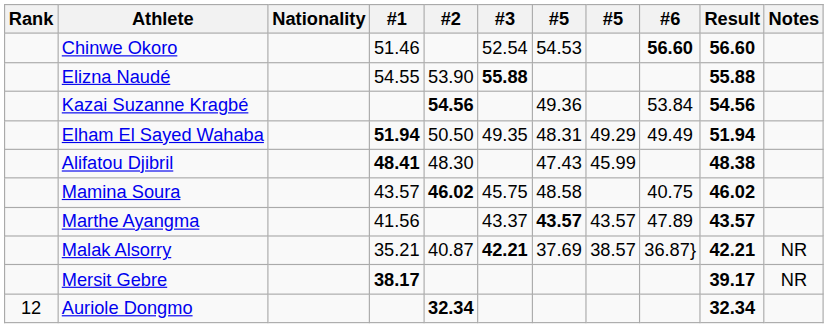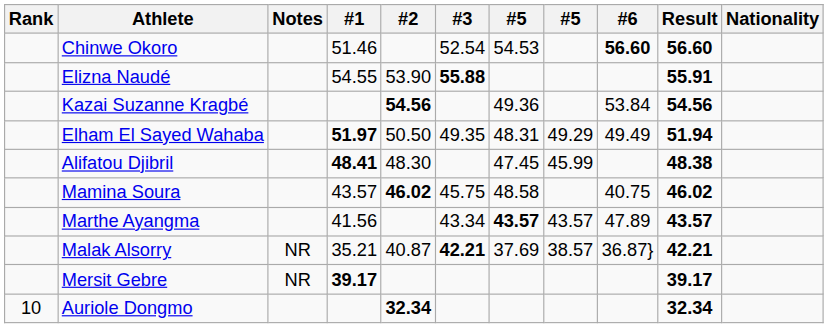columns swapped: (319, 18) <-> (794, 18)
(732, 76) 55.88 -> (690, 76) 55.91
(397, 134) 51.94 -> (354, 134) 51.97
(559, 163) 47.43 -> (516, 163) 47.45
(505, 221) 43.37 -> (462, 221) 43.34
(397, 279) 38.17 -> (354, 279) 39.17
(31, 308) 12 -> (31, 308) 10
